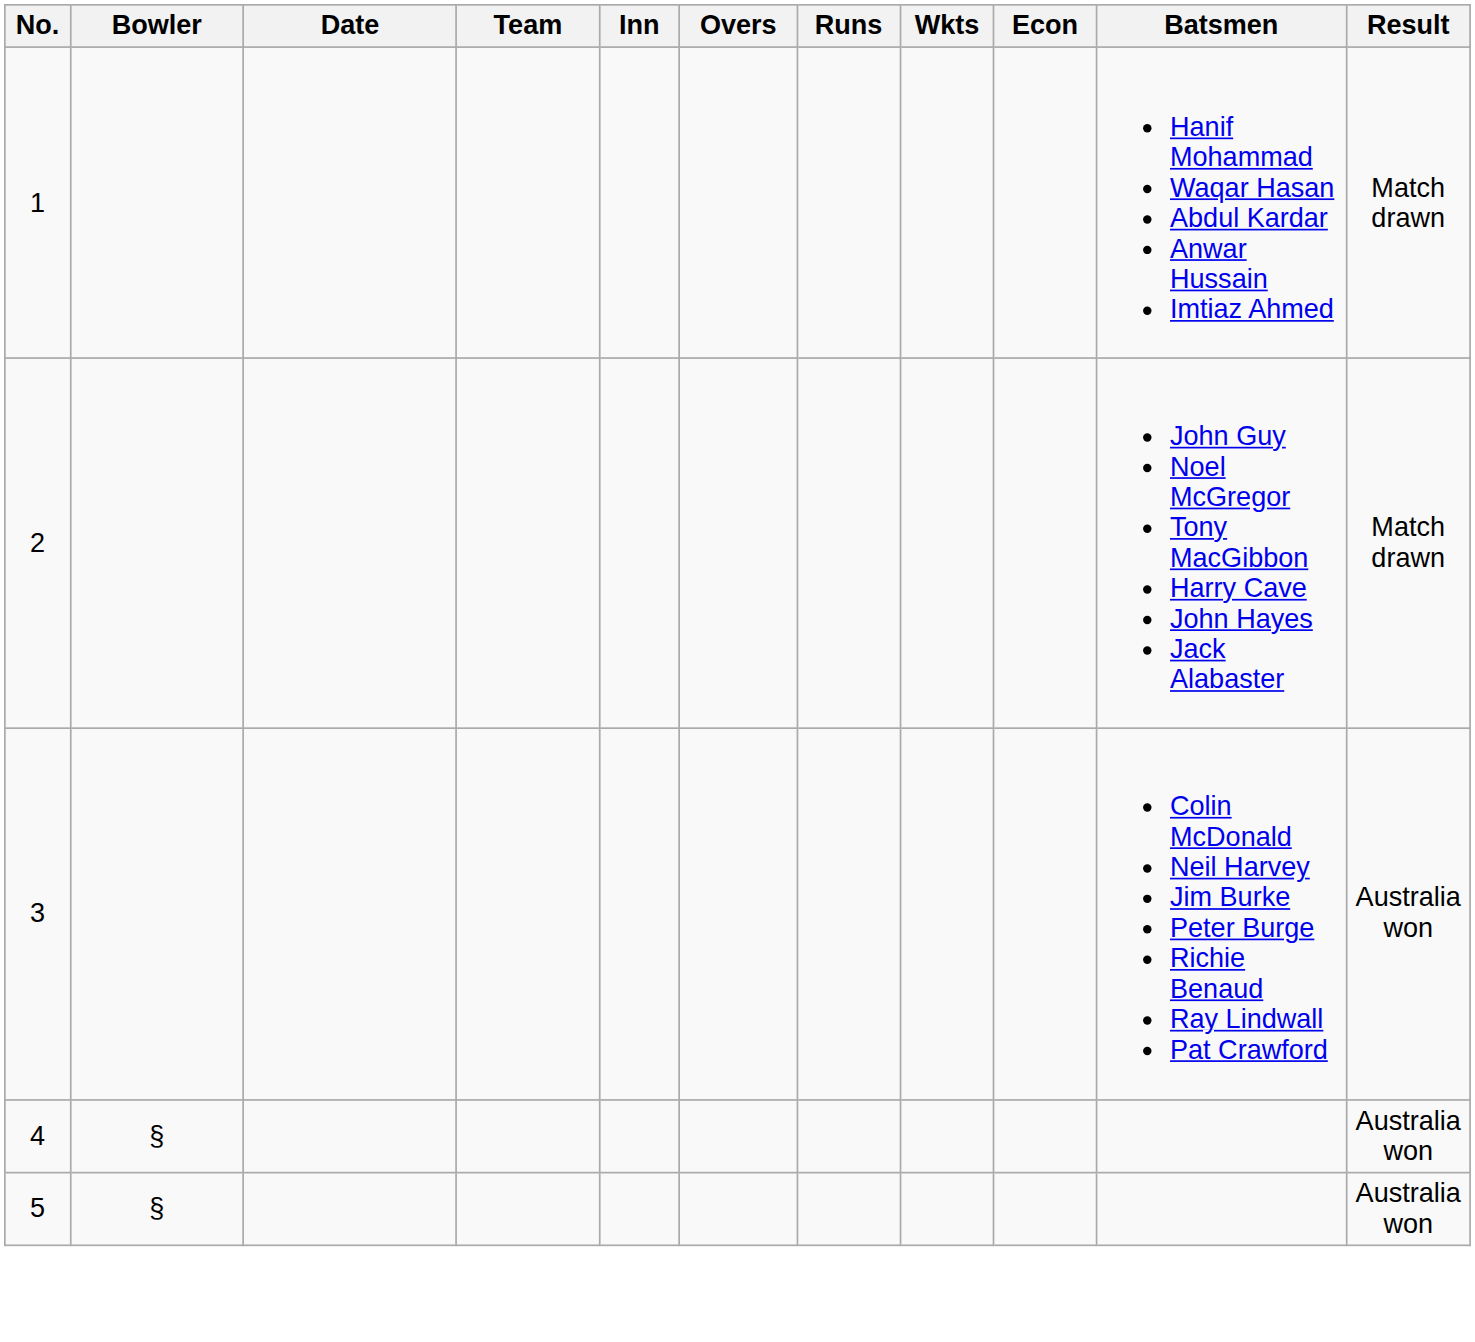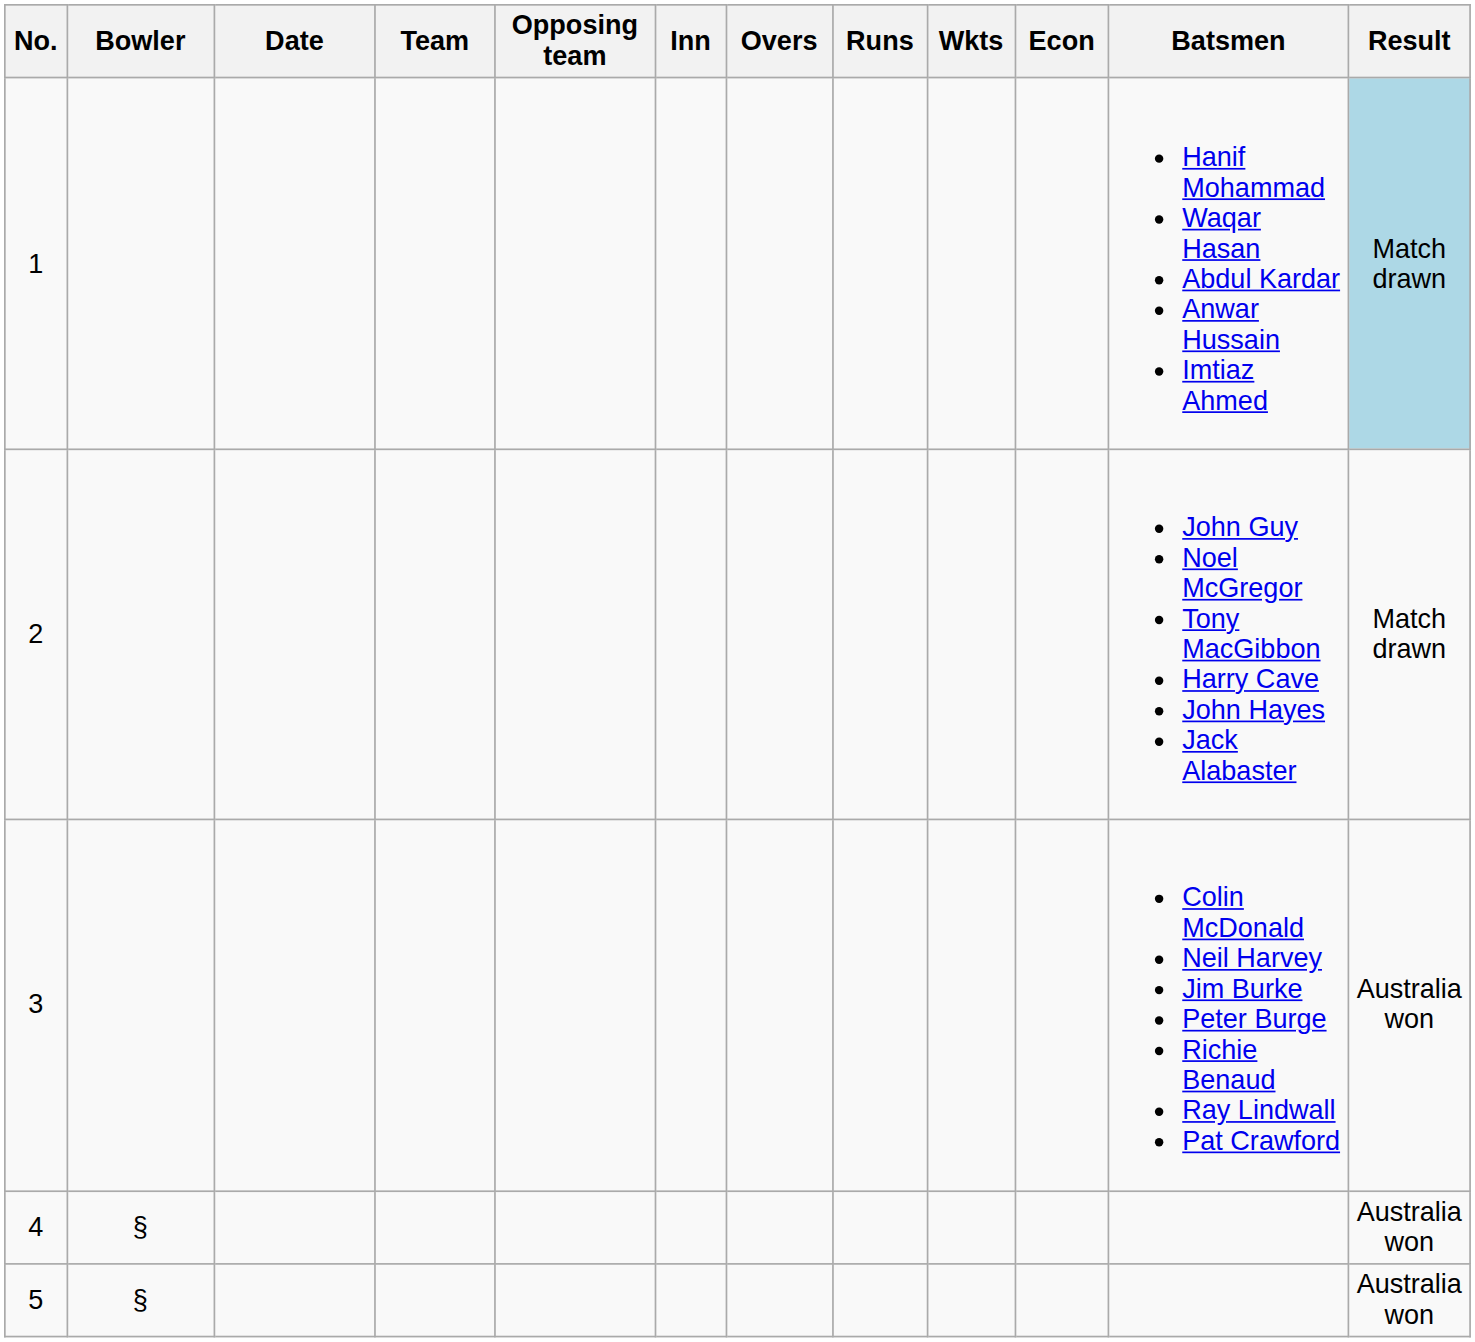+ column: (575, 41)
(1408, 202) no background -> (1409, 263) lightblue background
